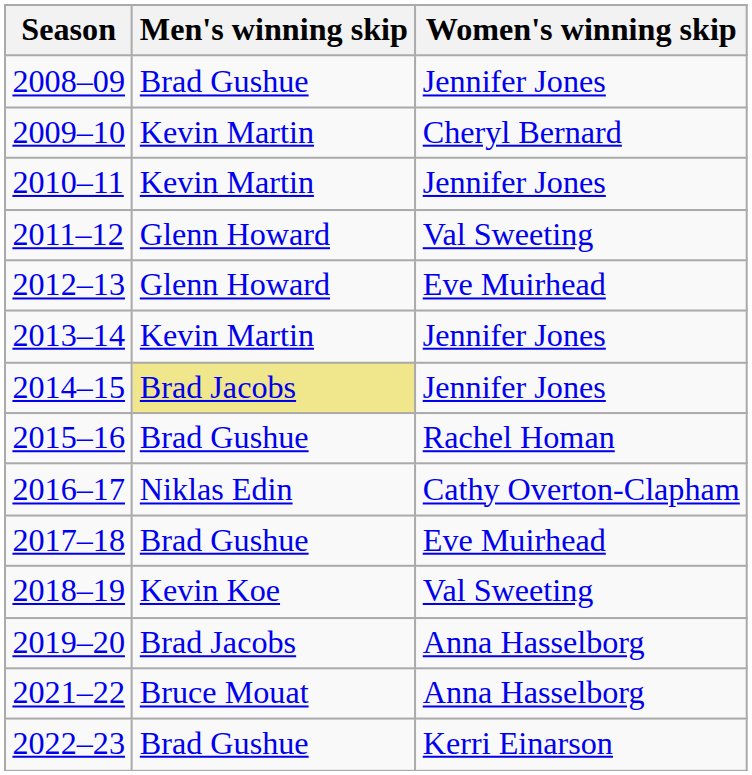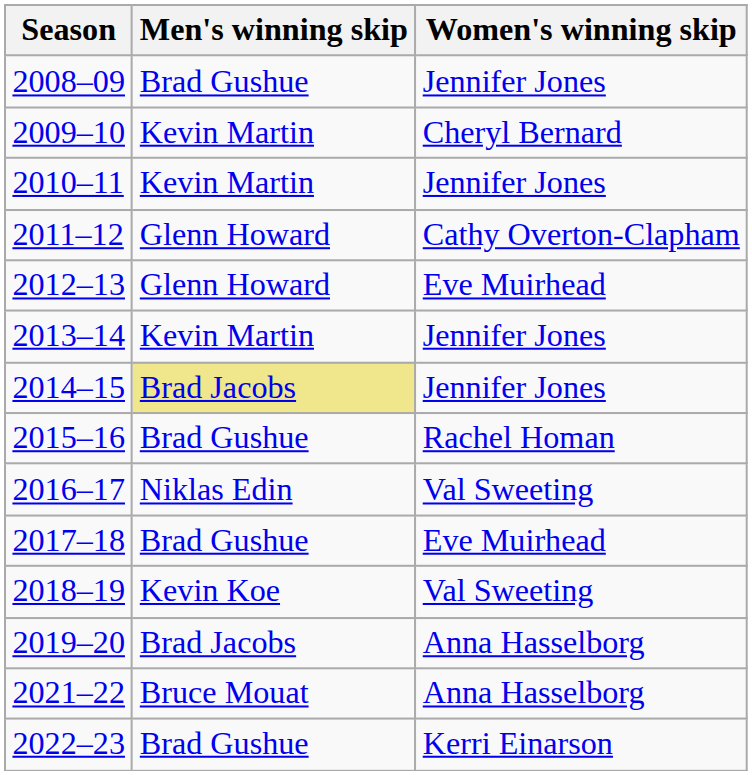(508, 234) Val Sweeting -> (581, 234) Cathy Overton-Clapham
(581, 489) Cathy Overton-Clapham -> (508, 489) Val Sweeting
